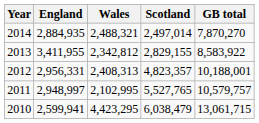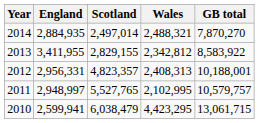columns swapped: (114, 14) <-> (168, 14)
